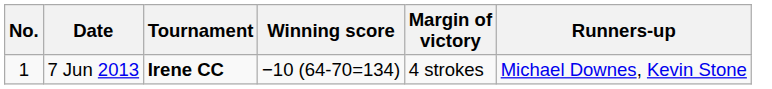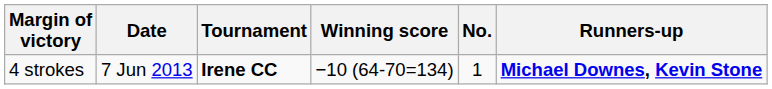columns swapped: (24, 30) <-> (450, 30)
(624, 70) normal -> (631, 70) bold
